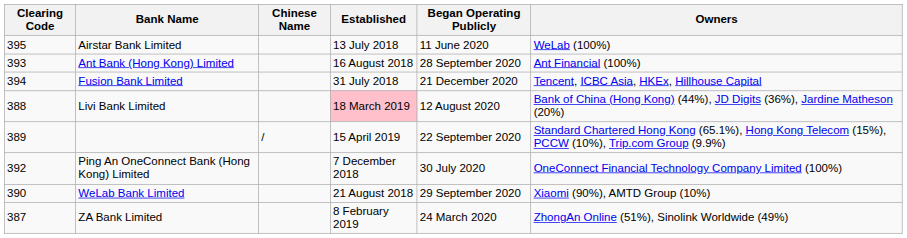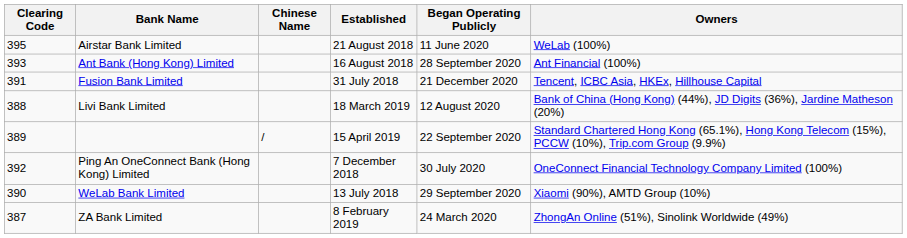(366, 44) 13 July 2018 -> (373, 44) 21 August 2018
(17, 81) 394 -> (17, 81) 391
(371, 106) pink background -> (371, 106) no background
(373, 193) 21 August 2018 -> (366, 193) 13 July 2018
